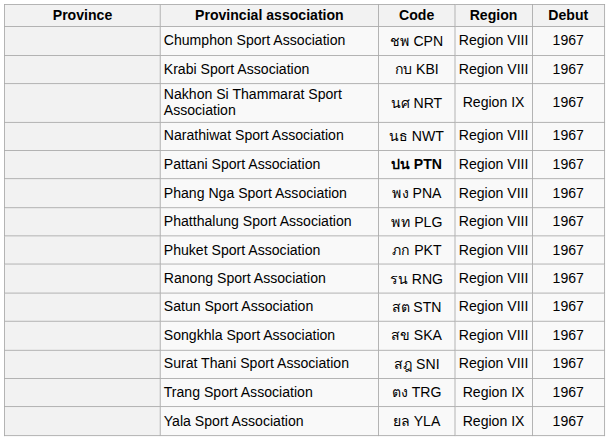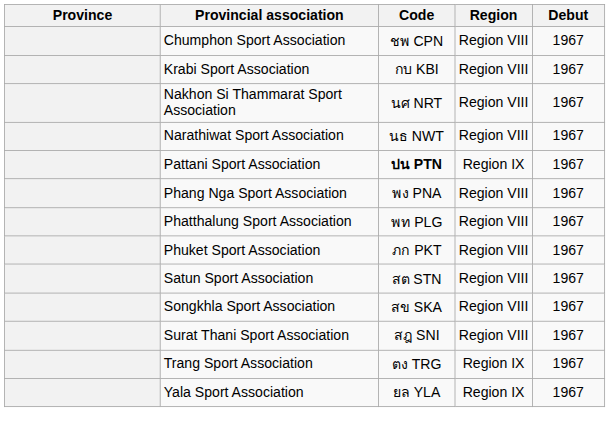(494, 102) Region IX -> (494, 102) Region VIII
(494, 164) Region VIII -> (494, 164) Region IX
- row: (245, 278)
